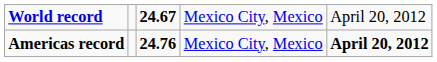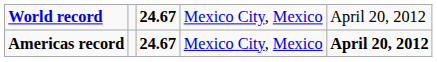(158, 43) 24.76 -> (158, 43) 24.67
